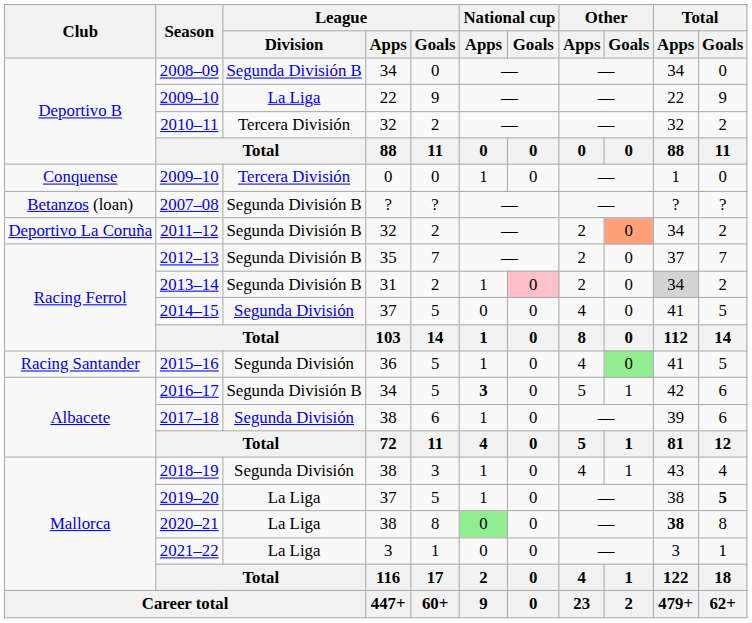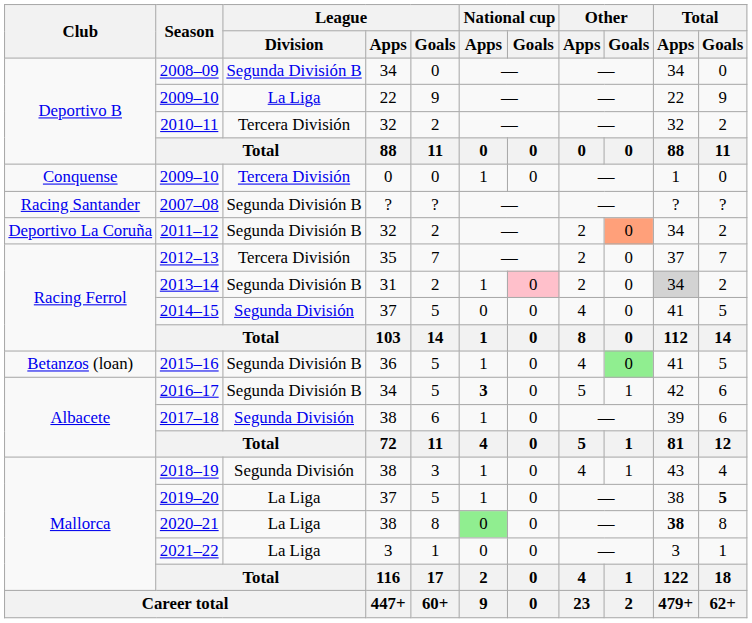(80, 204) Betanzos (loan) -> (80, 204) Racing Santander
(294, 257) Segunda División B -> (294, 257) Tercera División
(80, 364) Racing Santander -> (80, 364) Betanzos (loan)
(294, 364) Segunda División -> (294, 364) Segunda División B
